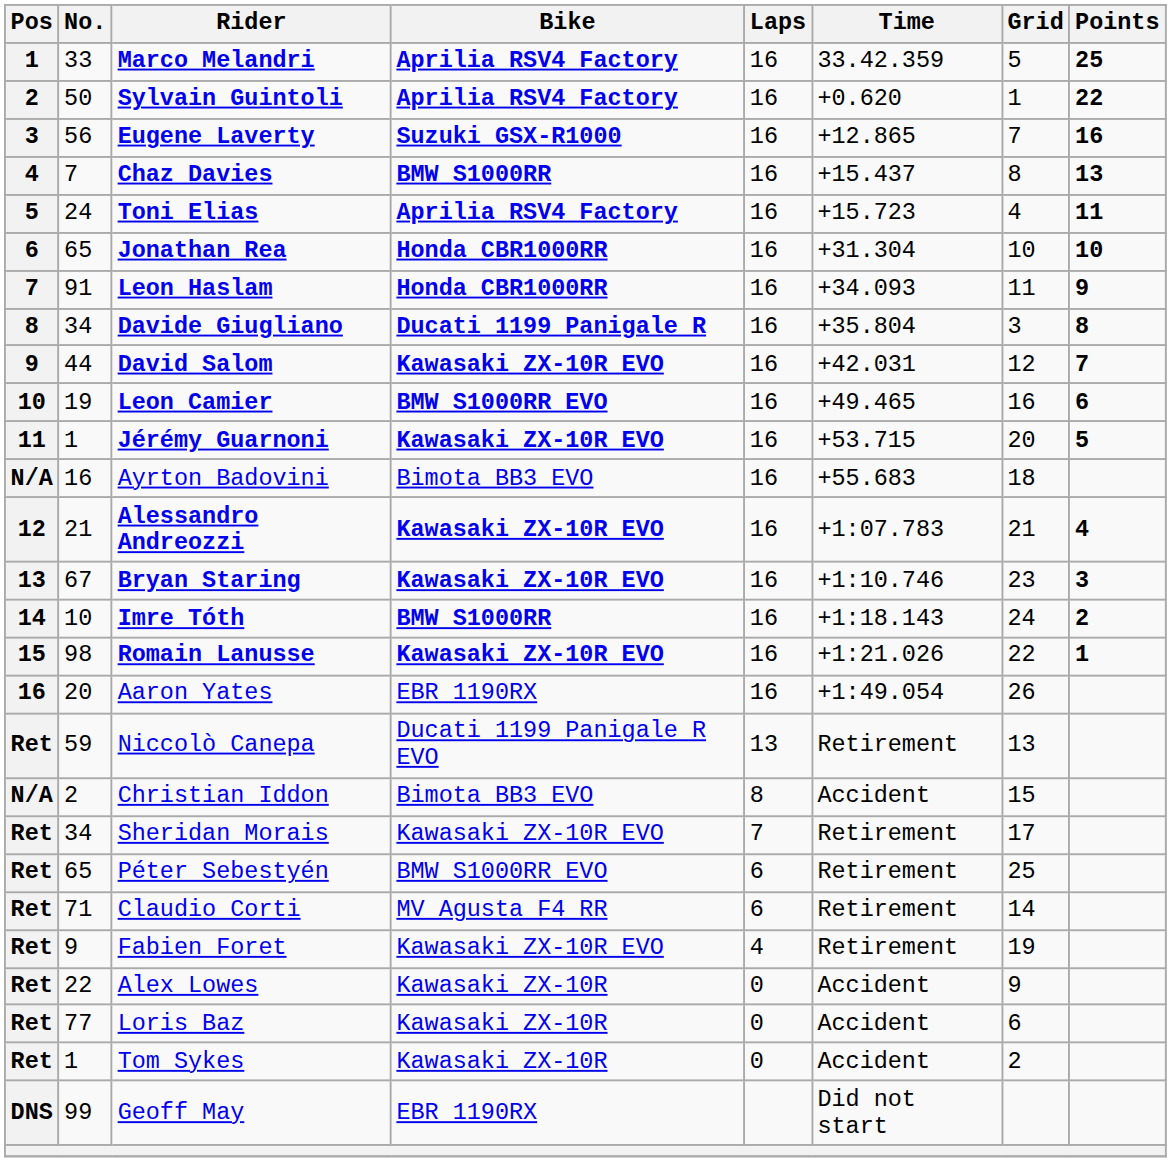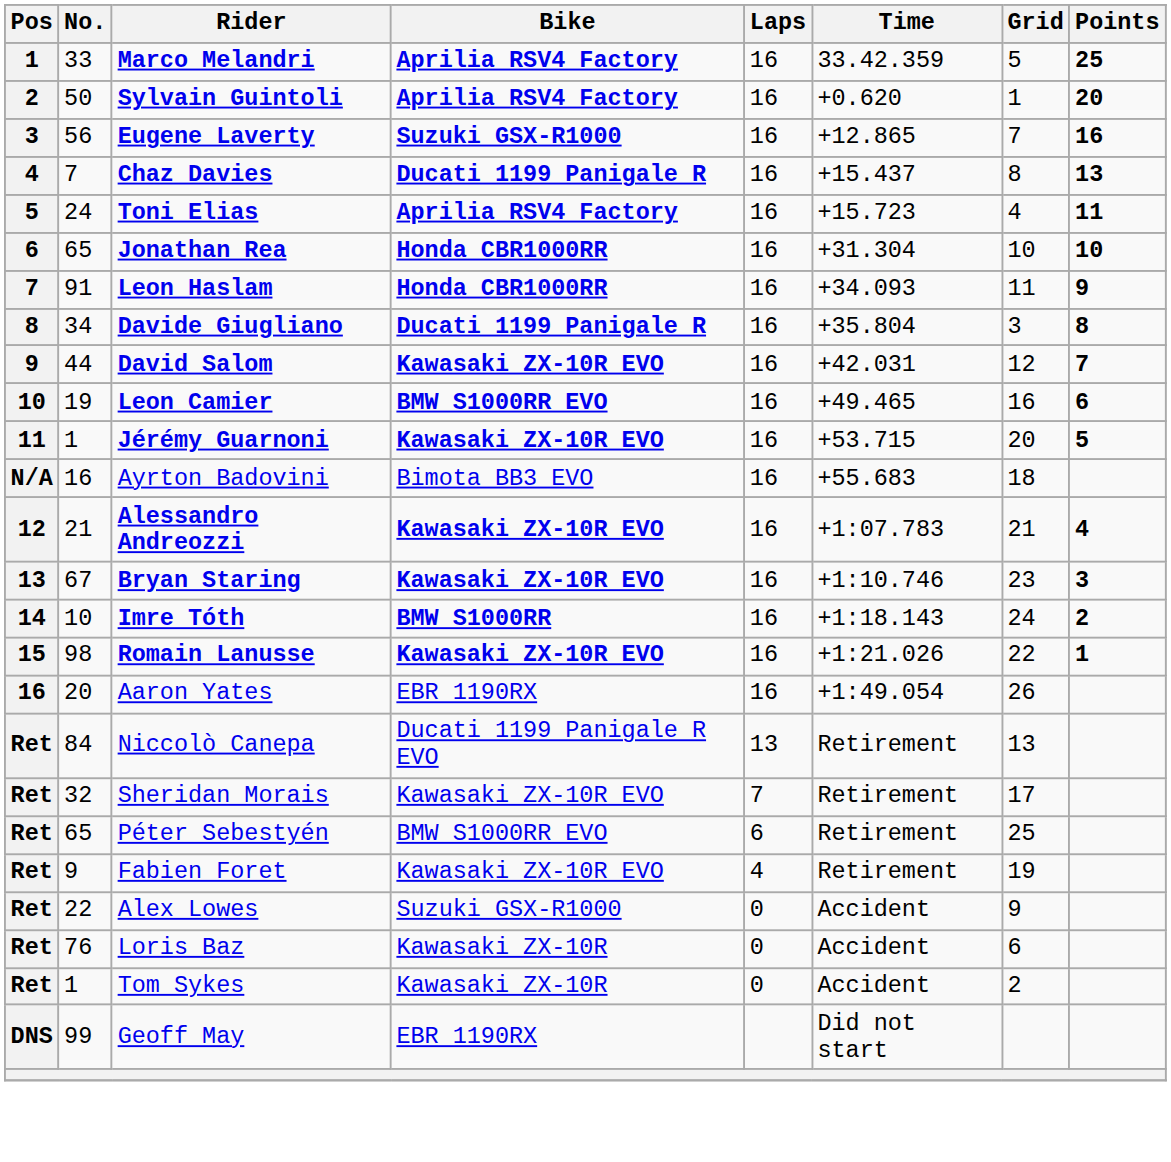(1089, 100) 22 -> (1089, 100) 20
(474, 176) BMW S1000RR -> (551, 176) Ducati 1199 Panigale R
(78, 746) 59 -> (78, 746) 84
- row: (223, 797)
(78, 835) 34 -> (78, 797) 32
- row: (209, 911)
(502, 987) Kawasaki ZX-10R -> (509, 911) Suzuki GSX-R1000
(78, 1024) 77 -> (78, 949) 76
